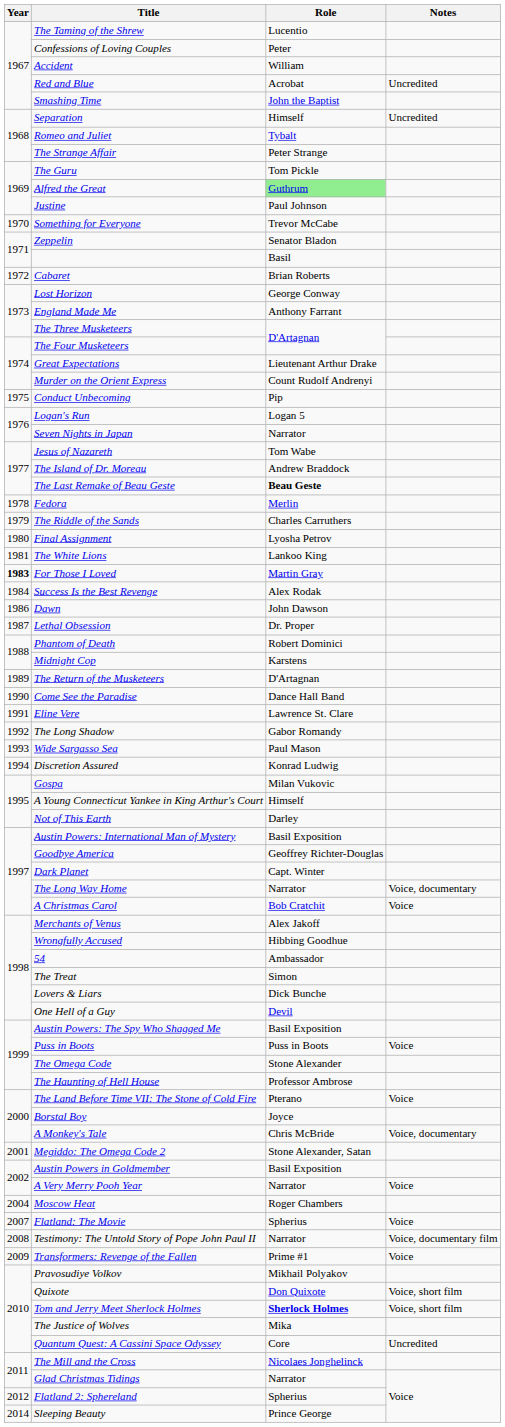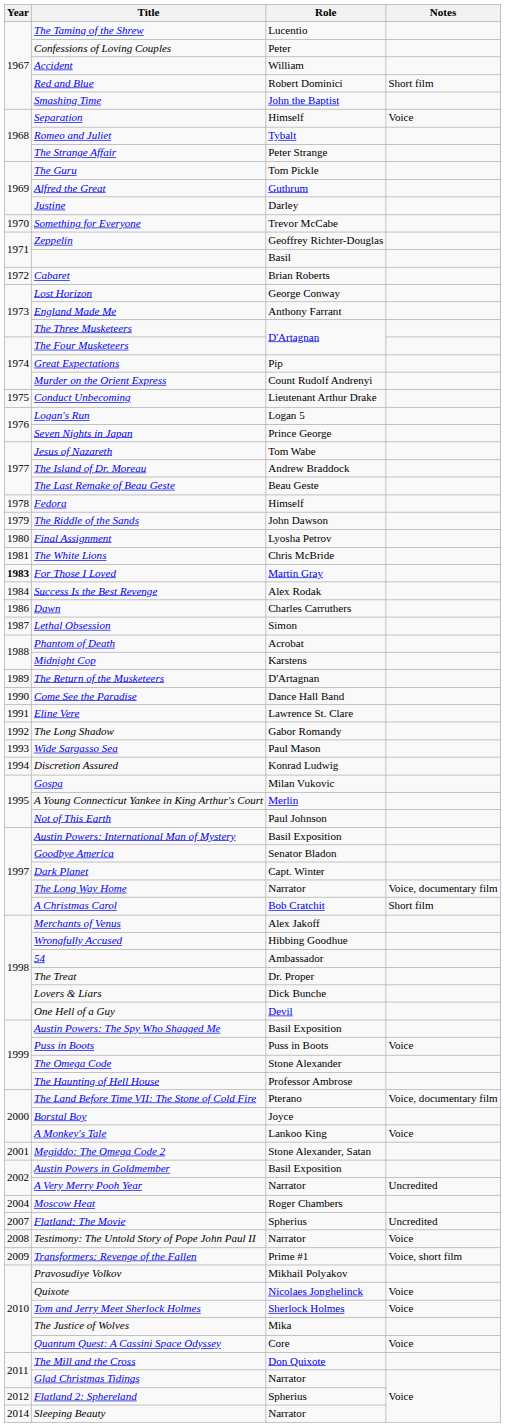(286, 83) Acrobat -> (305, 83) Robert Dominici
(413, 83) Uncredited -> (411, 83) Short film
(413, 118) Uncredited -> (401, 118) Voice
(288, 188) lightgreen background -> (288, 188) no background
(297, 205) Paul Johnson -> (283, 205) Darley
(302, 240) Senator Bladon -> (326, 240) Geoffrey Richter-Douglas
(322, 363) Lieutenant Arthur Drake -> (276, 363) Pip
(276, 398) Pip -> (322, 398) Lieutenant Arthur Drake
(287, 433) Narrator -> (300, 433) Prince George
(295, 485) bold -> (293, 485) normal
(283, 503) Merlin -> (286, 503) Himself
(310, 521) Charles Carruthers -> (298, 521) John Dawson
(297, 556) Lankoo King -> (301, 556) Chris McBride
(298, 608) John Dawson -> (310, 608) Charles Carruthers
(291, 626) Dr. Proper -> (283, 626) Simon
(305, 643) Robert Dominici -> (286, 643) Acrobat
(286, 801) Himself -> (283, 801) Merlin
(283, 818) Darley -> (297, 818) Paul Johnson
(326, 853) Geoffrey Richter-Douglas -> (302, 853) Senator Bladon
(432, 888) Voice, documentary -> (443, 888) Voice, documentary film
(401, 906) Voice -> (411, 906) Short film
(283, 976) Simon -> (291, 976) Dr. Proper
(401, 1098) Voice -> (443, 1098) Voice, documentary film
(301, 1133) Chris McBride -> (297, 1133) Lankoo King
(432, 1133) Voice, documentary -> (401, 1133) Voice
(401, 1186) Voice -> (413, 1186) Uncredited
(401, 1221) Voice -> (413, 1221) Uncredited
(443, 1238) Voice, documentary film -> (401, 1238) Voice
(401, 1256) Voice -> (425, 1256) Voice, short film
(297, 1291) Don Quixote -> (316, 1291) Nicolaes Jonghelinck
(425, 1291) Voice, short film -> (401, 1291) Voice
(308, 1308) bold -> (306, 1308) normal
(425, 1308) Voice, short film -> (401, 1308) Voice
(413, 1343) Uncredited -> (401, 1343) Voice
(316, 1361) Nicolaes Jonghelinck -> (297, 1361) Don Quixote
(300, 1413) Prince George -> (287, 1413) Narrator
